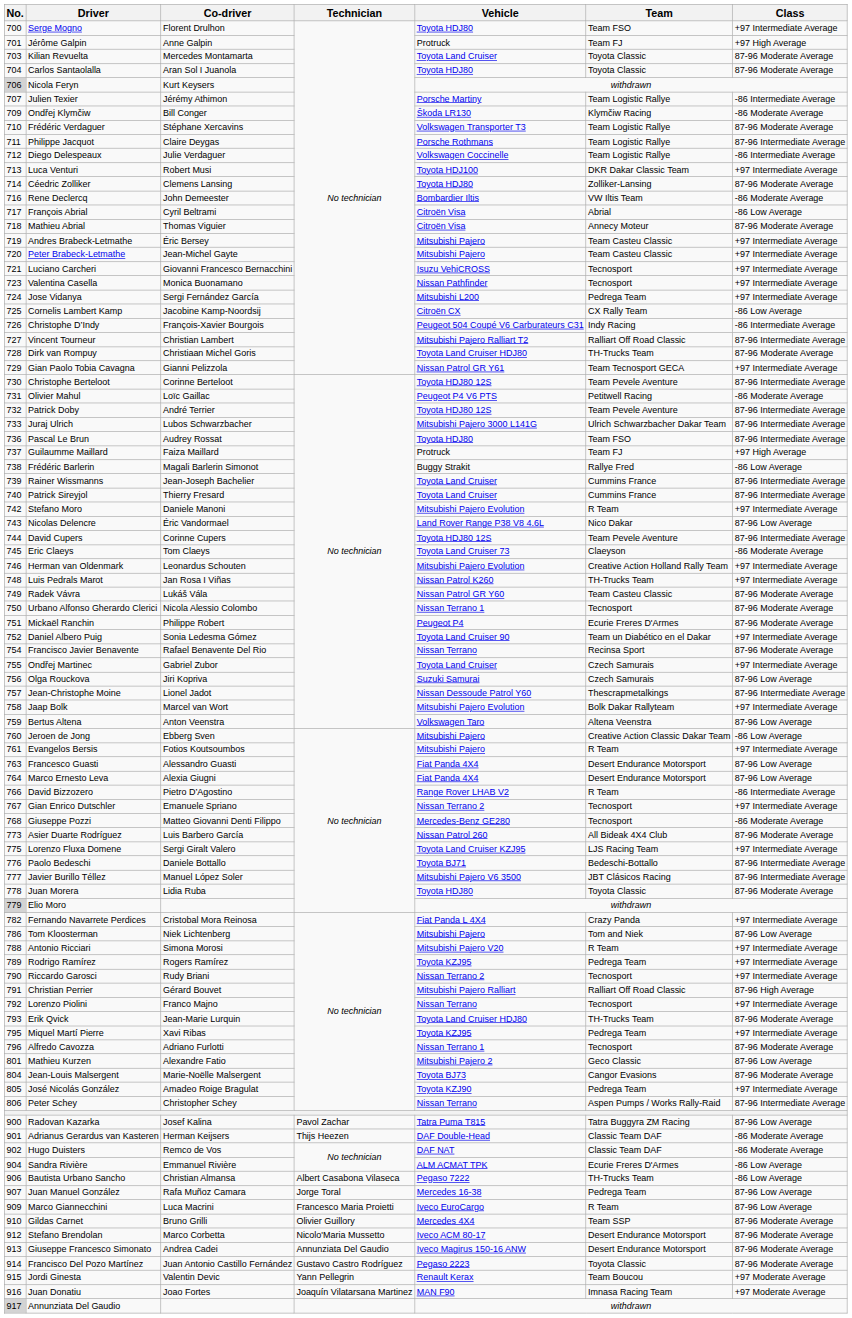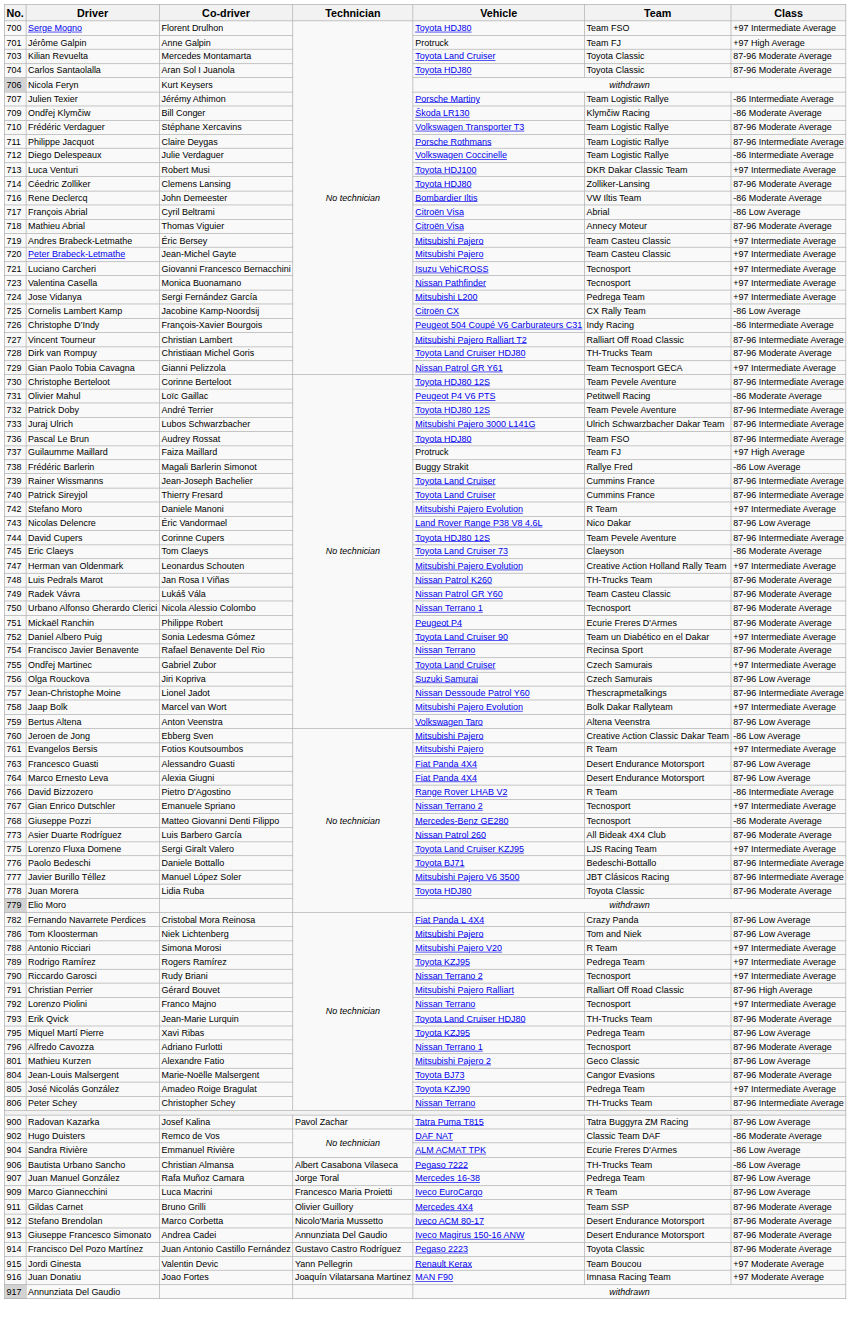(14, 565) 746 -> (14, 565) 747
(786, 580) +97 Intermediate Average -> (783, 580) 87-96 Moderate Average
(786, 919) +97 Intermediate Average -> (772, 919) 87-96 Low Average
(786, 1032) +97 Intermediate Average -> (772, 1032) 87-96 Low Average
(654, 1103) Aspen Pumps / Works Rally-Raid -> (619, 1103) TH-Trucks Team
- row: (93, 1136)
(14, 1221) 910 -> (14, 1206) 911
